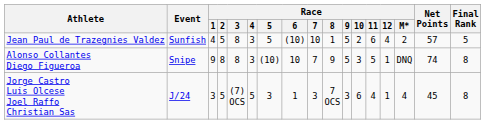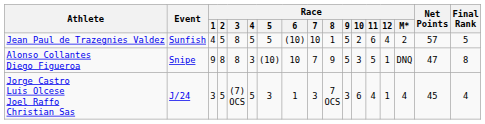(252, 40) 3 -> (252, 40) 5
(432, 60) 74 -> (432, 60) 47
(466, 96) 8 -> (466, 96) 4
